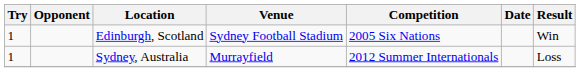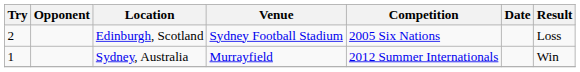(11, 35) 1 -> (11, 35) 2
(548, 35) Win -> (549, 35) Loss
(549, 56) Loss -> (548, 56) Win
